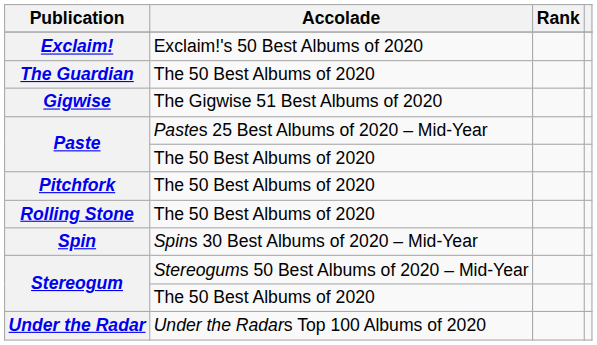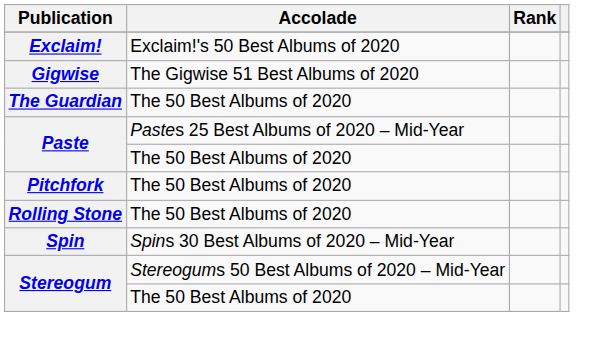rows swapped: (77, 102) <-> (77, 74)
- row: (77, 325)
